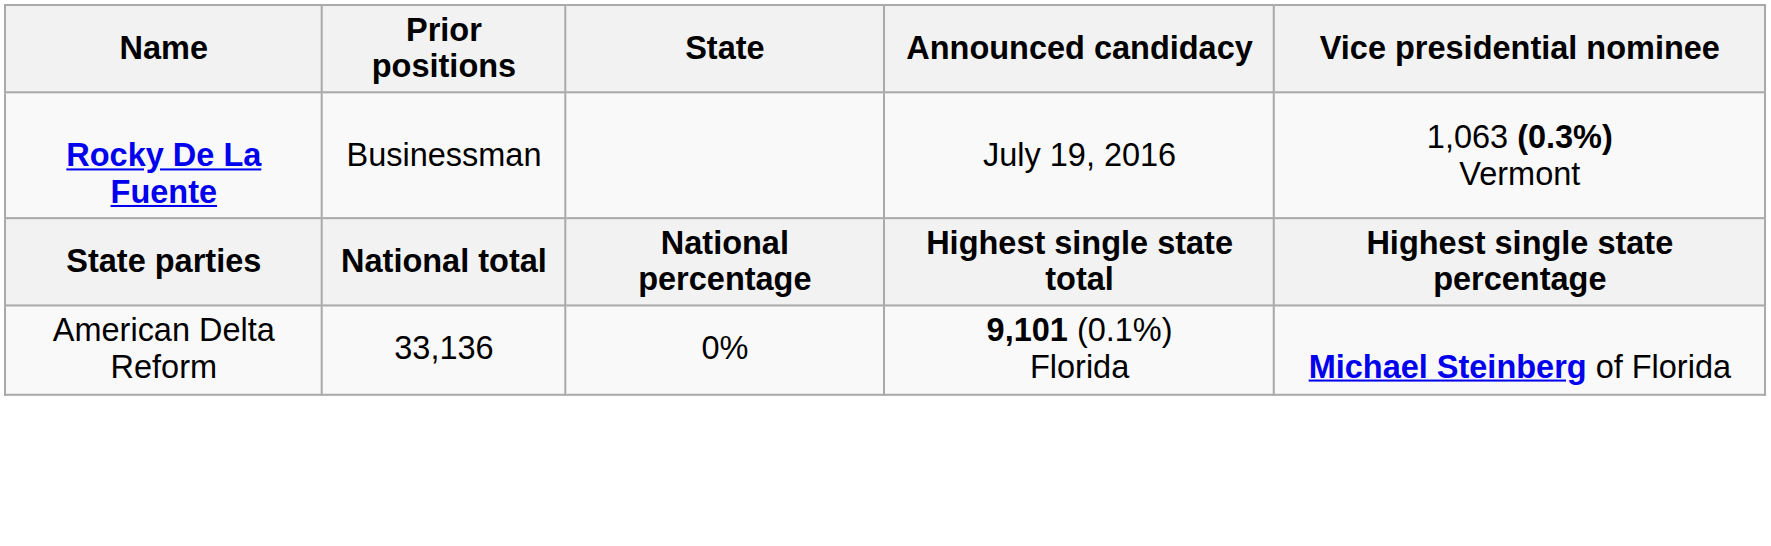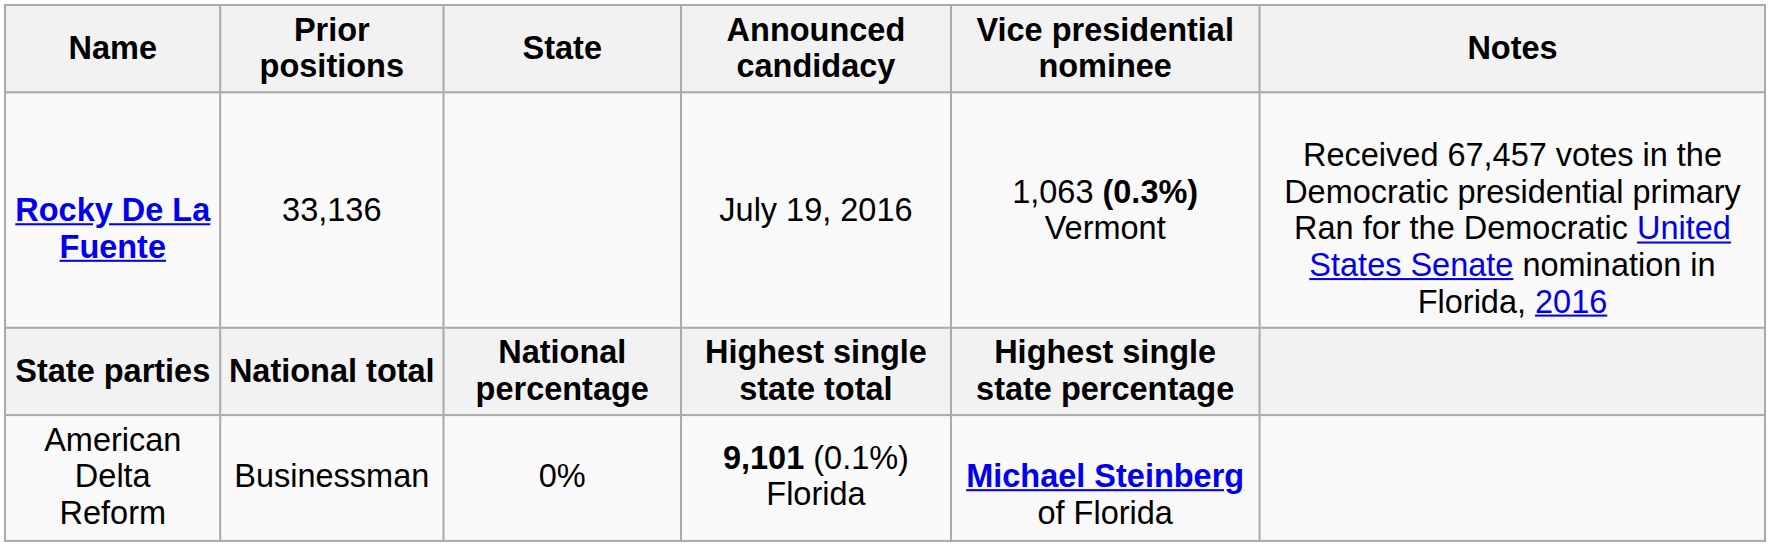+ column: (1512, 48)
(444, 154) Businessman -> (332, 209) 33,136
(444, 349) 33,136 -> (332, 477) Businessman
